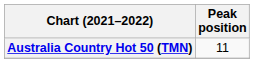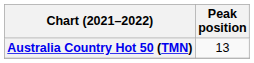(222, 48) 11 -> (222, 48) 13
